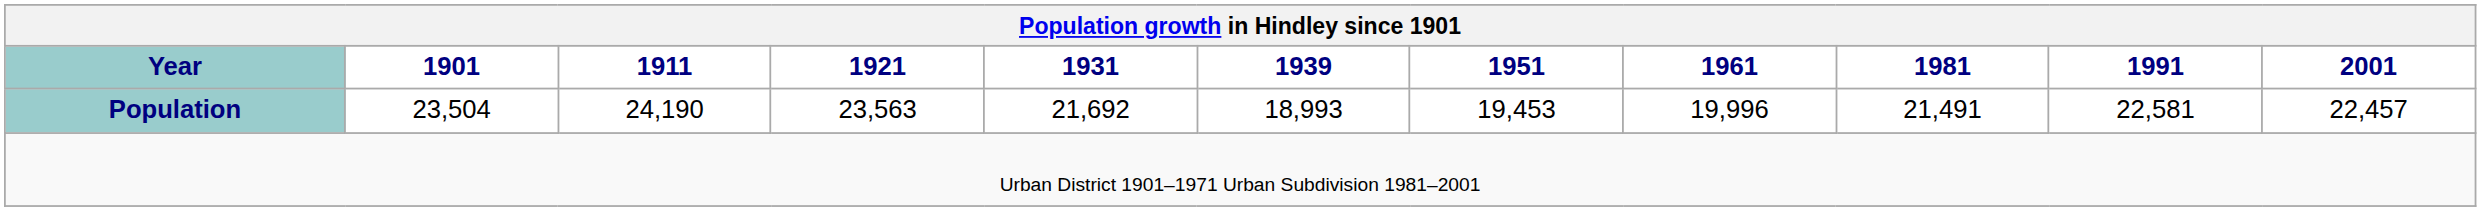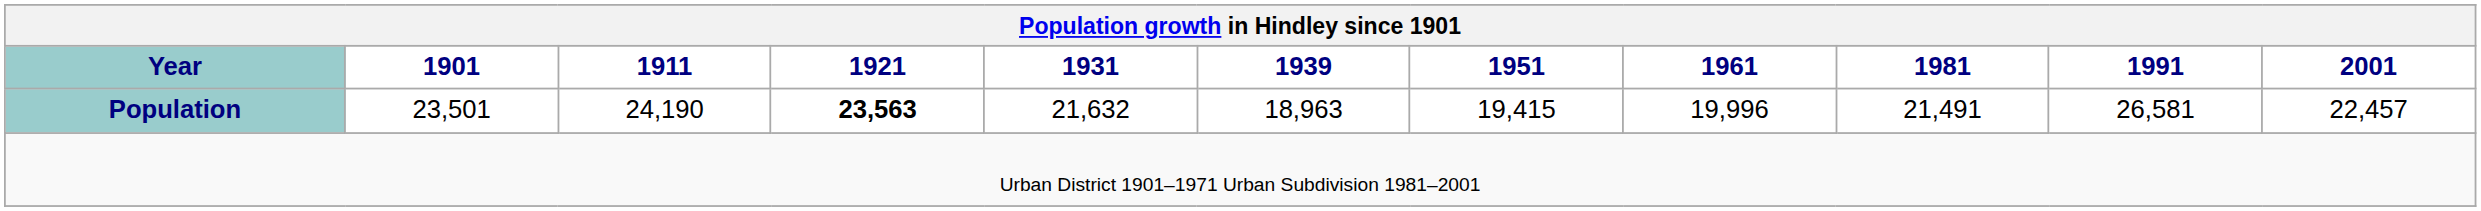(452, 110) 23,504 -> (452, 110) 23,501
(878, 110) normal -> (878, 110) bold
(1091, 110) 21,692 -> (1091, 110) 21,632
(1304, 110) 18,993 -> (1304, 110) 18,963
(1517, 110) 19,453 -> (1517, 110) 19,415
(2156, 110) 22,581 -> (2156, 110) 26,581
